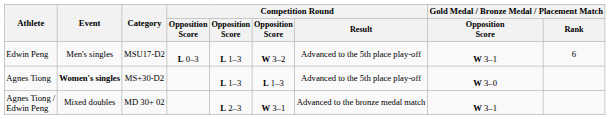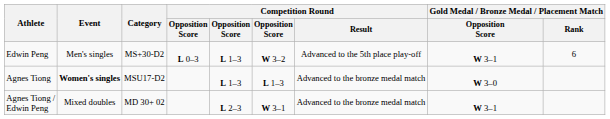(144, 54) MSU17-D2 -> (144, 54) MS+30-D2
(144, 78) MS+30-D2 -> (144, 78) MSU17-D2
(361, 78) Advanced to the 5th place play-off -> (361, 78) Advanced to the bronze medal match
